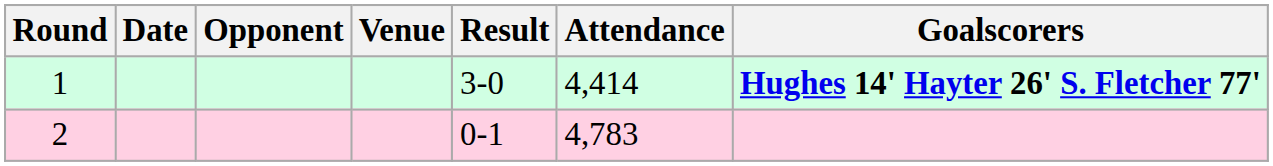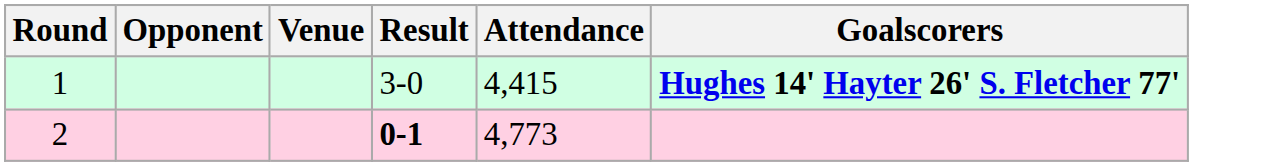- column: (155, 30)
(601, 82) 4,414 -> (521, 82) 4,415
(482, 134) normal -> (401, 134) bold
(601, 134) 4,783 -> (521, 134) 4,773
